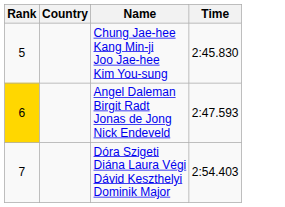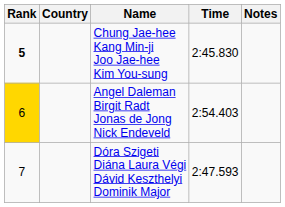+ column: (261, 14)
(22, 53) normal -> (22, 53) bold
(215, 112) 2:47.593 -> (215, 112) 2:54.403
(215, 172) 2:54.403 -> (215, 172) 2:47.593
